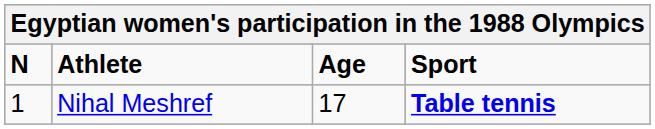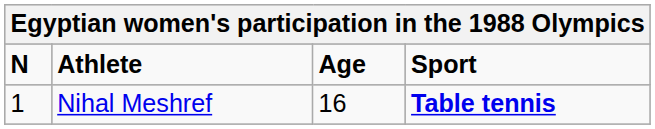(332, 104) 17 -> (332, 104) 16
